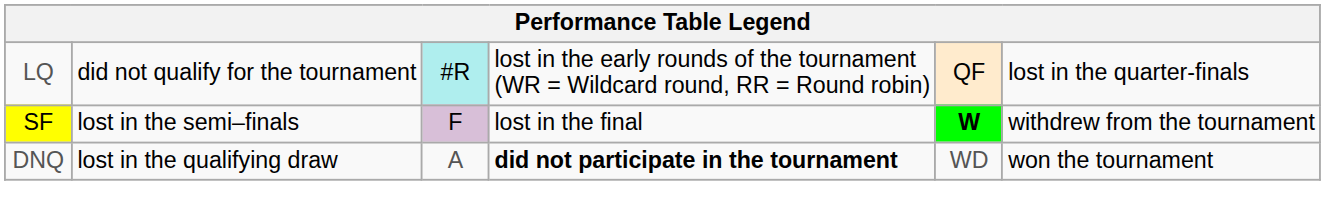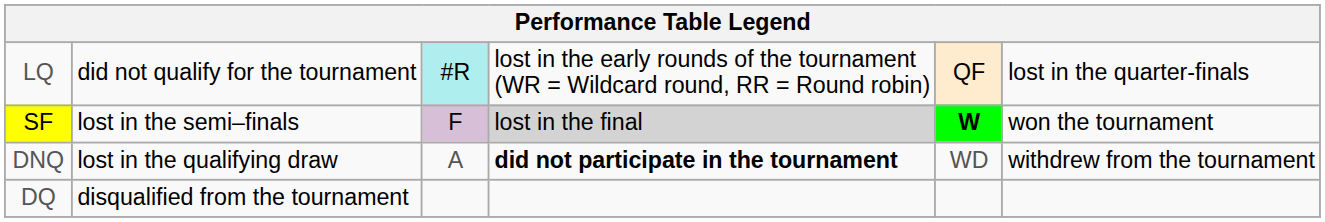(569, 124) no background -> (569, 124) lightgrey background
(1162, 124) withdrew from the tournament -> (1111, 124) won the tournament
(1111, 161) won the tournament -> (1162, 161) withdrew from the tournament
+ row: (38, 199)
